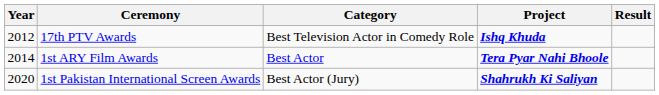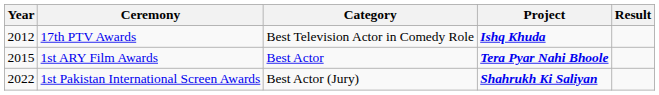(21, 57) 2014 -> (21, 57) 2015
(21, 79) 2020 -> (21, 79) 2022
